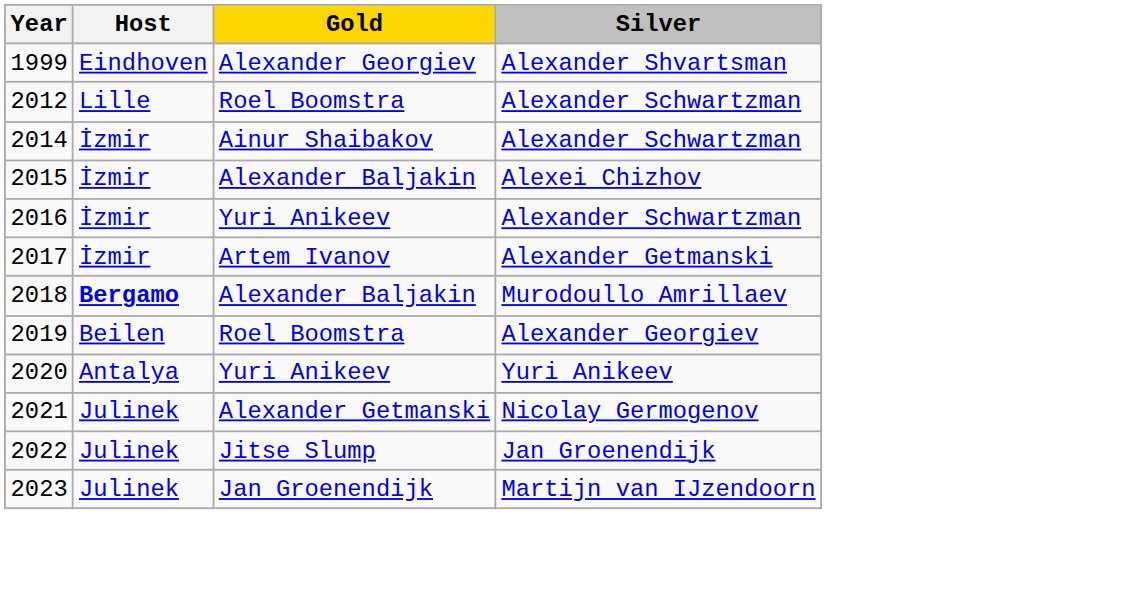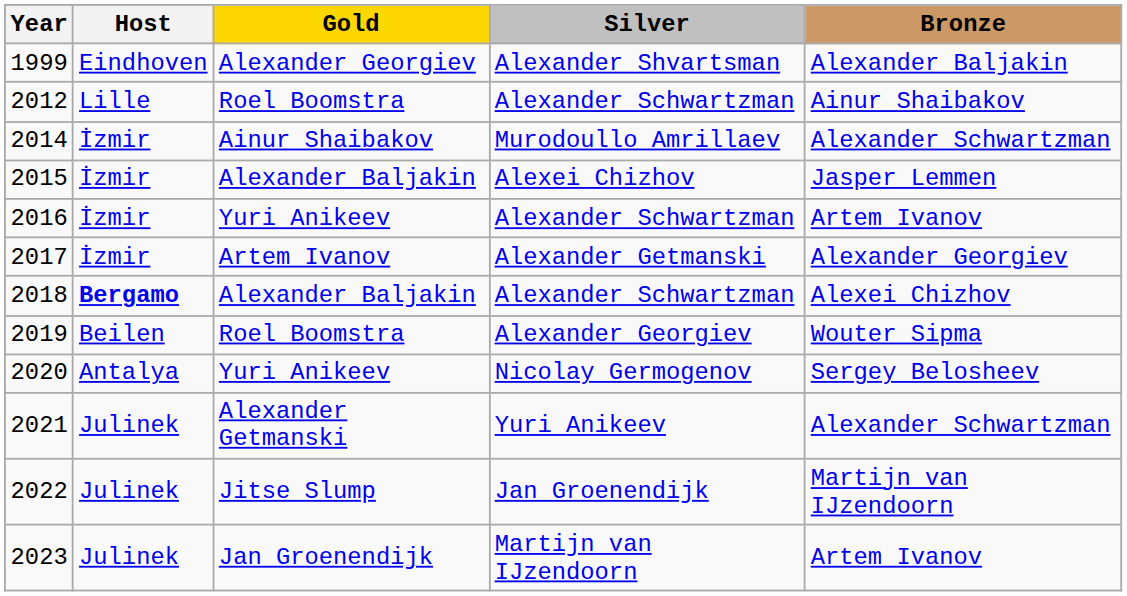+ column: (963, 24)
(651, 141) Alexander Schwartzman -> (637, 141) Murodoullo Amrillaev
(644, 296) Murodoullo Amrillaev -> (645, 296) Alexander Schwartzman
(587, 373) Yuri Anikeev -> (623, 373) Nicolay Germogenov
(630, 412) Nicolay Germogenov -> (580, 426) Yuri Anikeev
